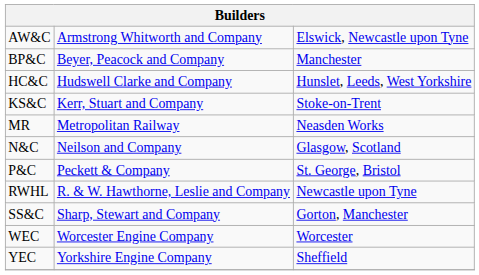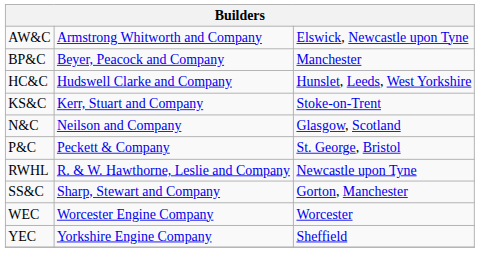- row: (19, 125)
